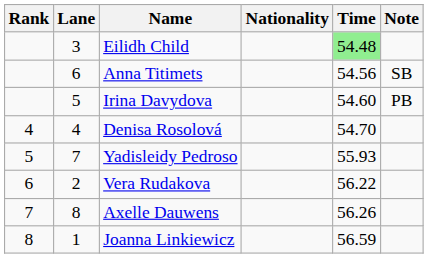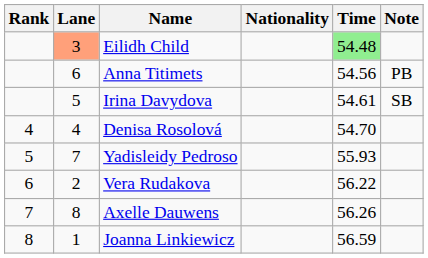(76, 45) no background -> (76, 45) lightsalmon background
(402, 73) SB -> (402, 73) PB
(357, 101) 54.60 -> (357, 101) 54.61
(402, 101) PB -> (402, 101) SB
